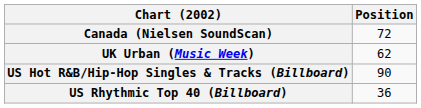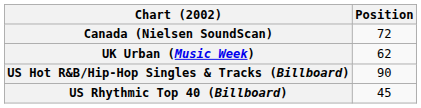(384, 93) 36 -> (384, 93) 45
